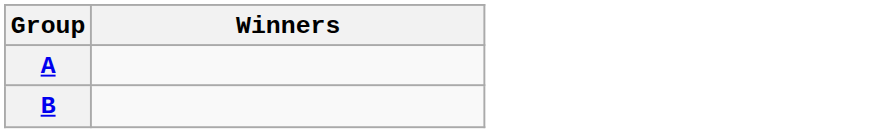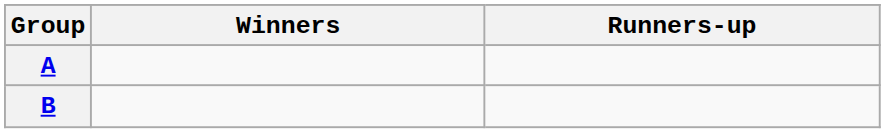+ column: (682, 25)
